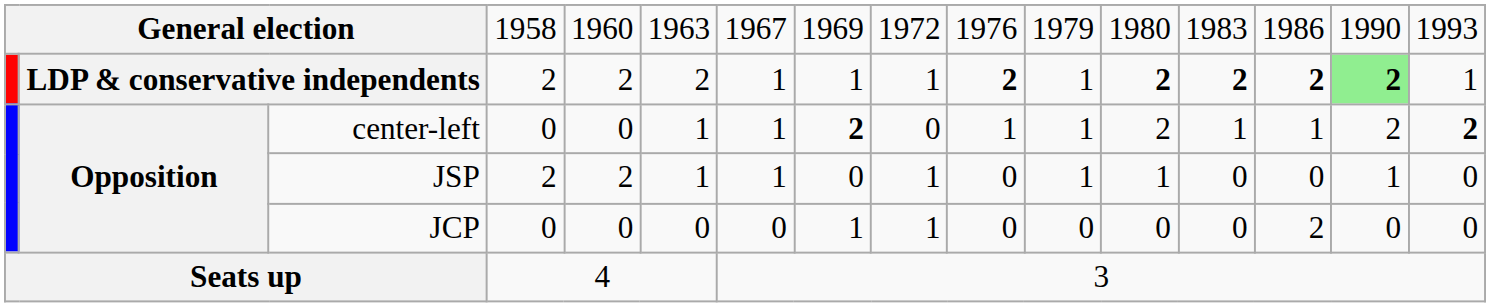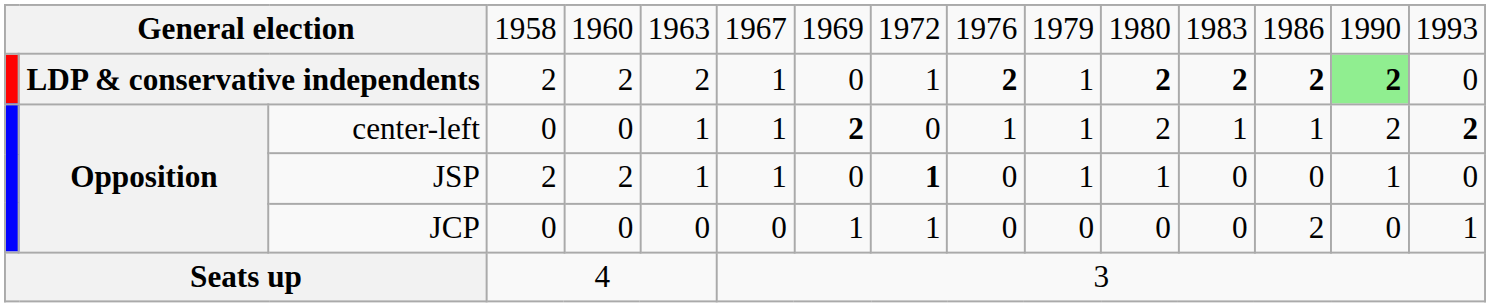(856, 78) 1 -> (856, 78) 0
(1470, 78) 1 -> (1470, 78) 0
(933, 177) normal -> (933, 177) bold
(1470, 227) 0 -> (1470, 227) 1
